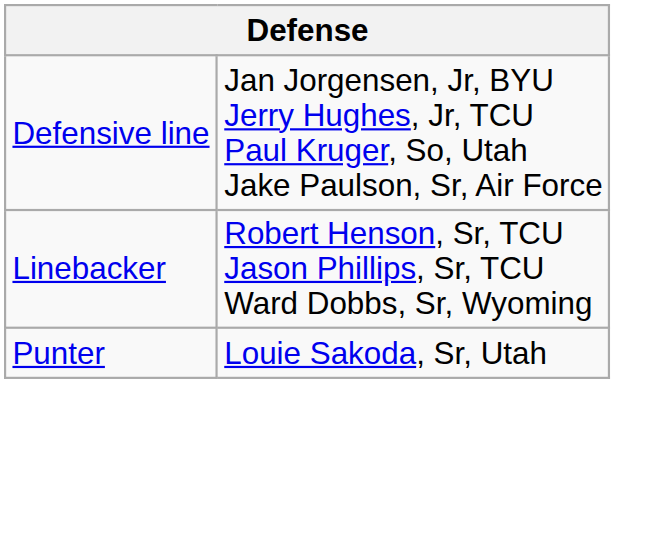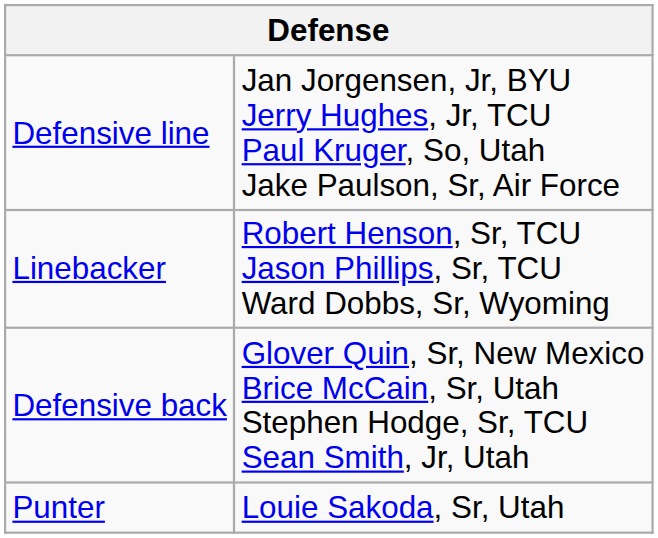+ row: (120, 406)
